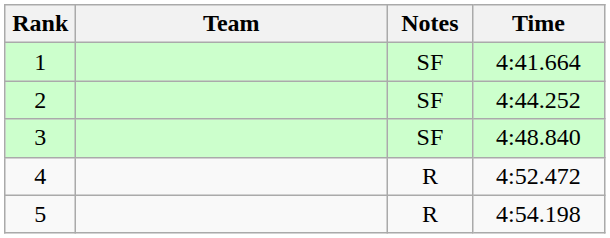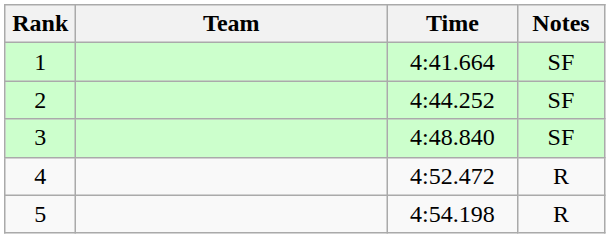columns swapped: (538, 23) <-> (430, 23)
